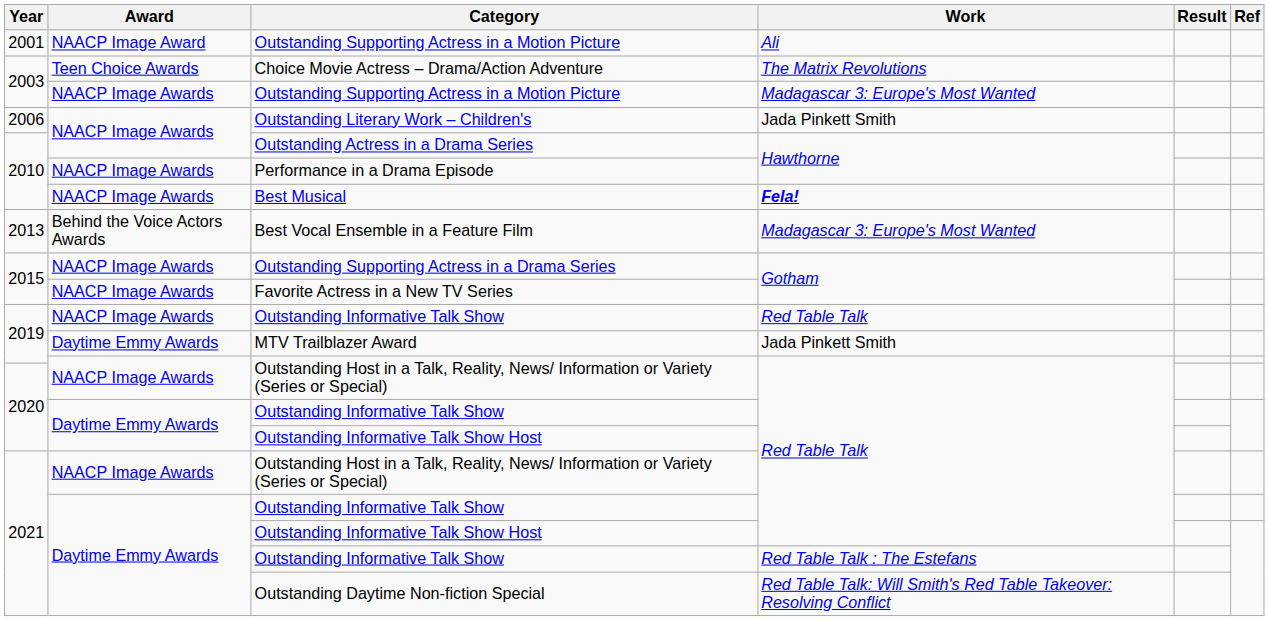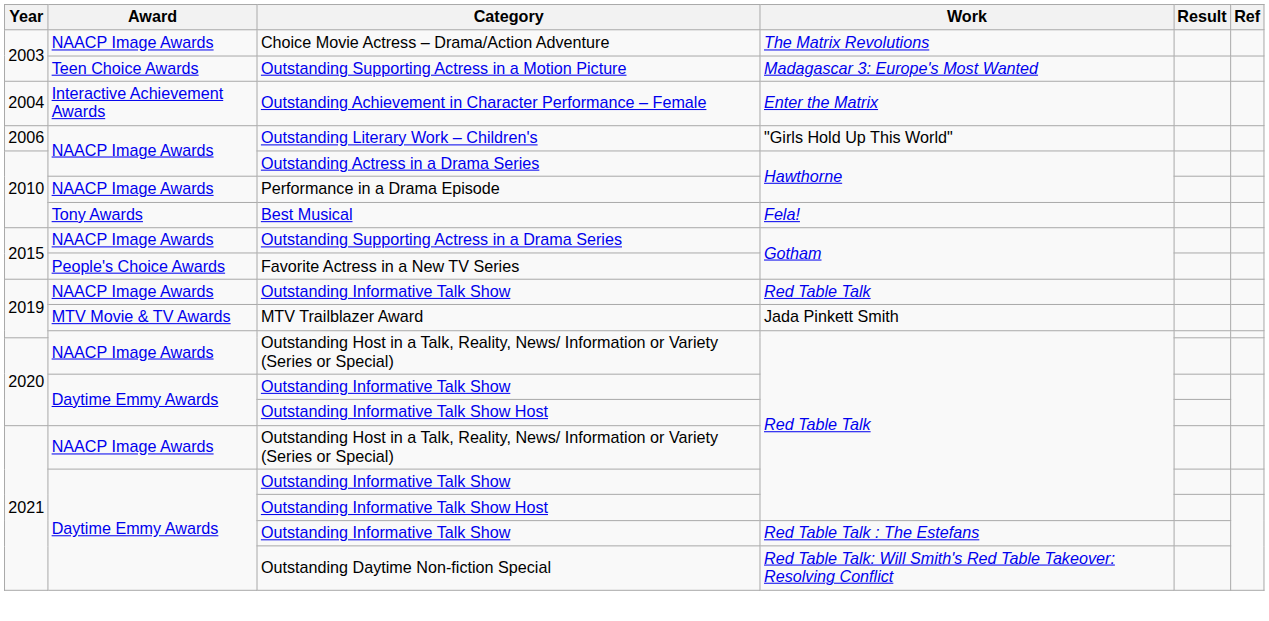- row: (26, 42)
(125, 68) Teen Choice Awards -> (133, 42) NAACP Image Awards
(133, 94) NAACP Image Awards -> (125, 68) Teen Choice Awards
+ row: (26, 103)
(829, 119) Jada Pinkett Smith -> (858, 138) "Girls Hold Up This World"
(133, 196) NAACP Image Awards -> (97, 214) Tony Awards
(780, 196) bold -> (782, 214) normal
- row: (26, 231)
(133, 291) NAACP Image Awards -> (138, 266) People's Choice Awards
(135, 343) Daytime Emmy Awards -> (141, 317) MTV Movie & TV Awards
